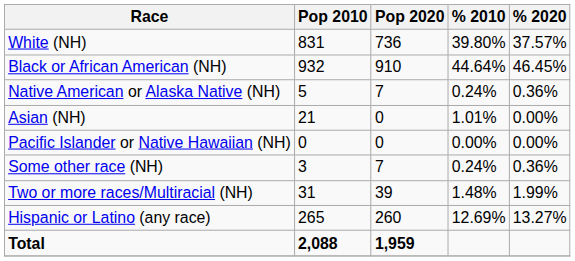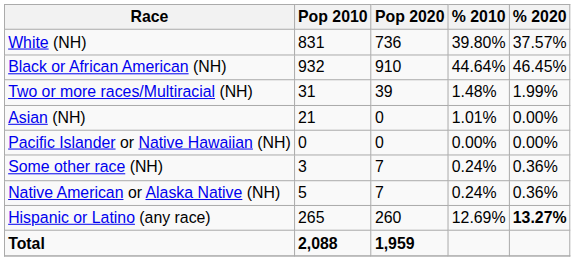rows swapped: (144, 92) <-> (130, 192)
(540, 218) normal -> (540, 218) bold
